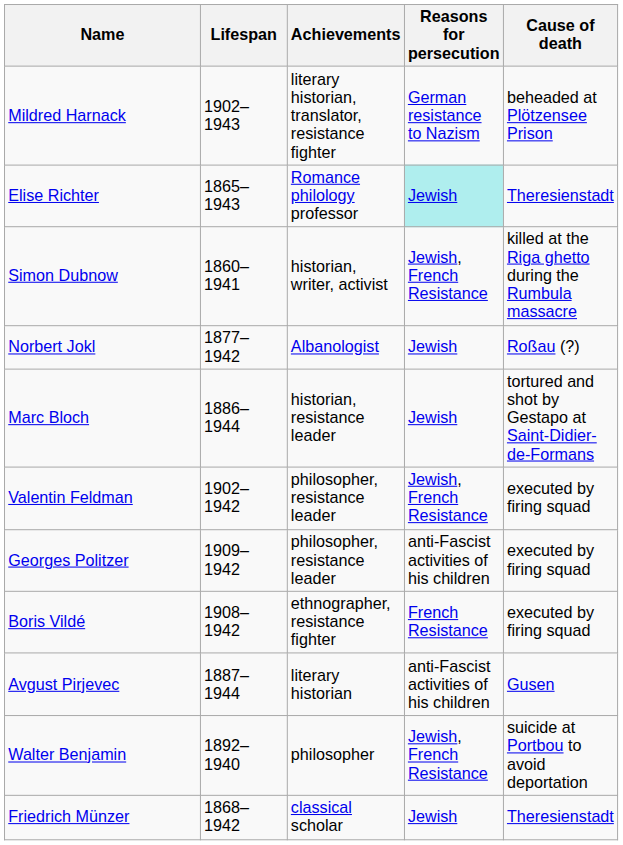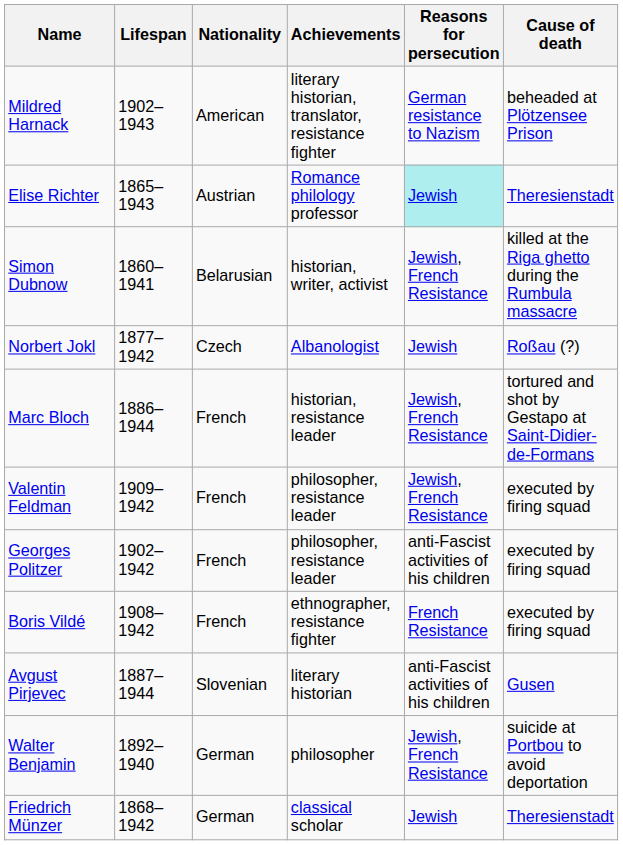+ column: (240, 35)
(433, 418) Jewish -> (448, 418) Jewish, French Resistance
(227, 498) 1902–1942 -> (141, 498) 1909–1942
(227, 560) 1909–1942 -> (141, 560) 1902–1942
